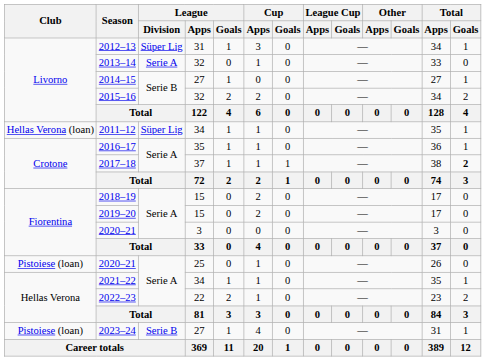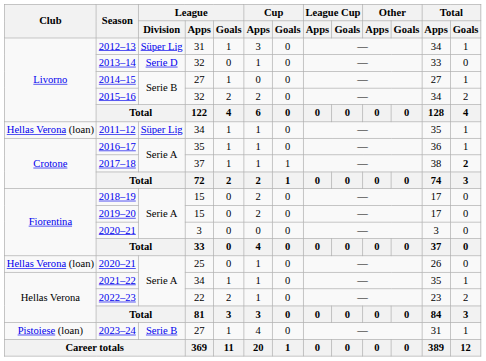(162, 63) Serie A -> (162, 63) Serie D
(50, 264) Pistoiese (loan) -> (50, 264) Hellas Verona (loan)
